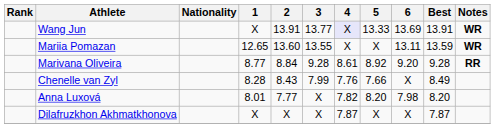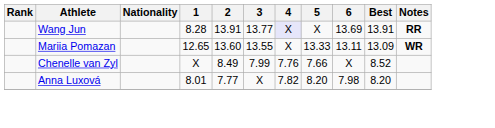(255, 30) X -> (196, 30) 8.28
(376, 30) 13.33 -> (317, 30) X
(473, 30) WR -> (414, 30) RR
(376, 47) X -> (317, 47) 13.33
(440, 47) 13.59 -> (381, 47) 13.09
- row: (80, 64)
(255, 81) 8.28 -> (196, 64) X
(287, 81) 8.43 -> (228, 64) 8.49
(440, 81) 8.49 -> (381, 64) 8.52
- row: (107, 115)
